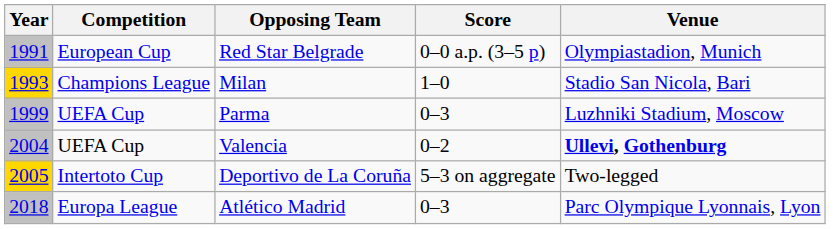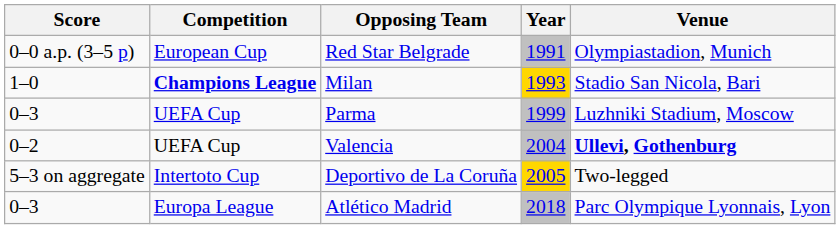columns swapped: (29, 20) <-> (488, 20)
(134, 82) normal -> (235, 82) bold
